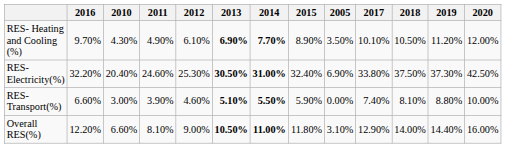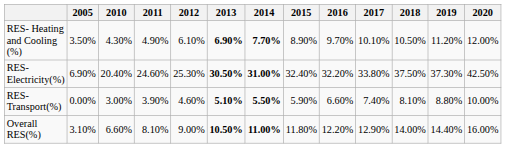columns swapped: (340, 12) <-> (85, 12)
